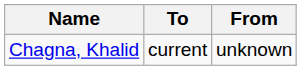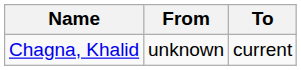columns swapped: (254, 19) <-> (178, 19)
